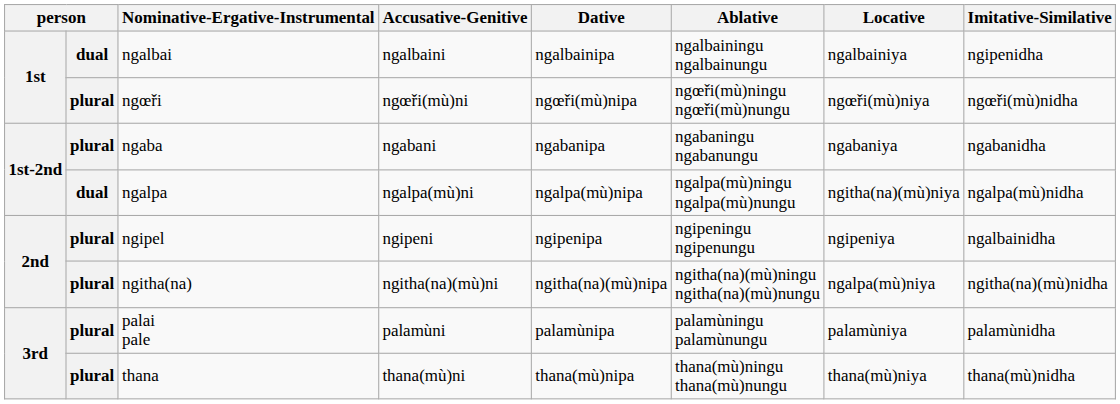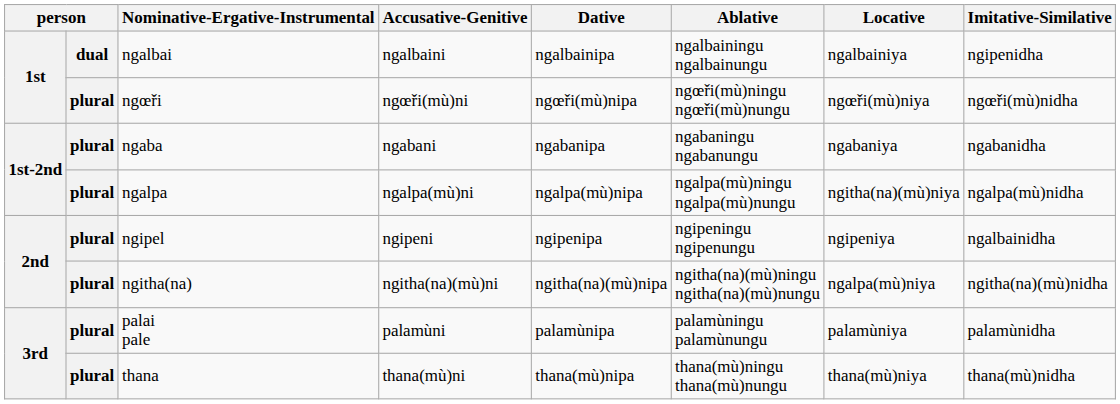(92, 192) dual -> (92, 192) plural
